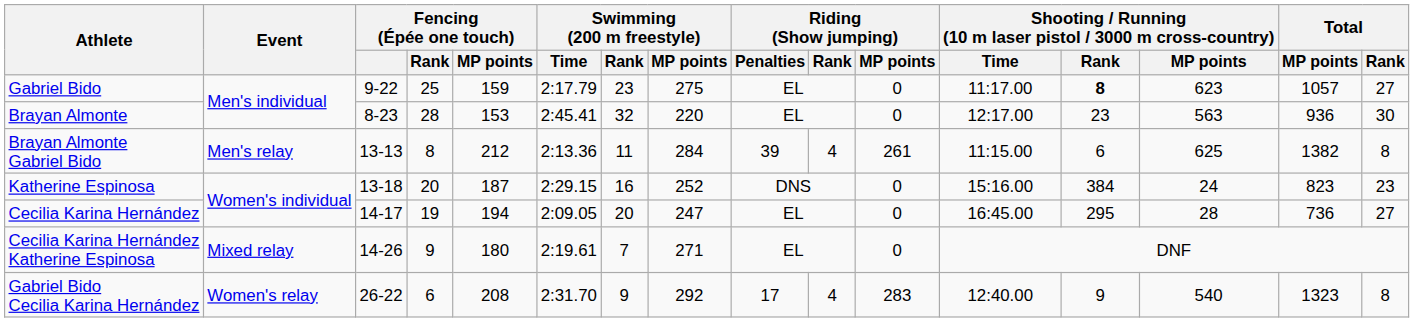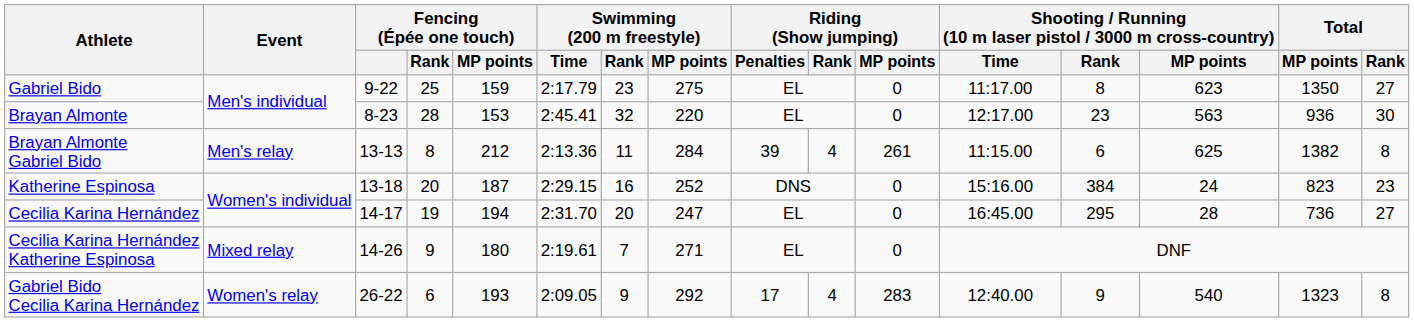(1100, 89) bold -> (1100, 89) normal
(1320, 89) 1057 -> (1320, 89) 1350
(569, 214) 2:09.05 -> (569, 214) 2:31.70
(495, 295) 208 -> (495, 295) 193
(569, 295) 2:31.70 -> (569, 295) 2:09.05
